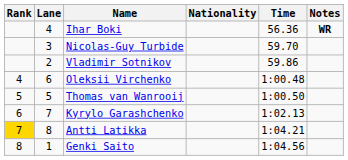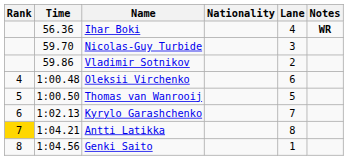columns swapped: (49, 13) <-> (283, 13)
